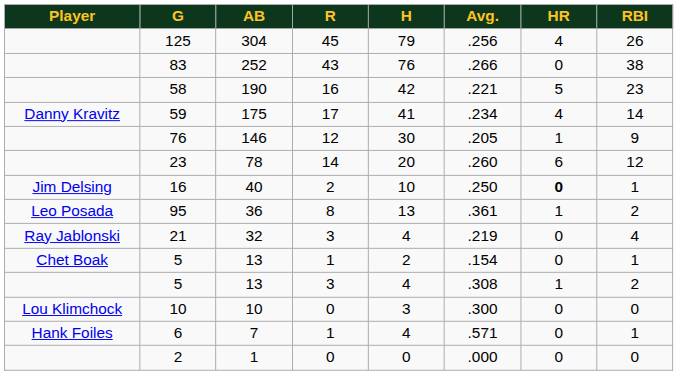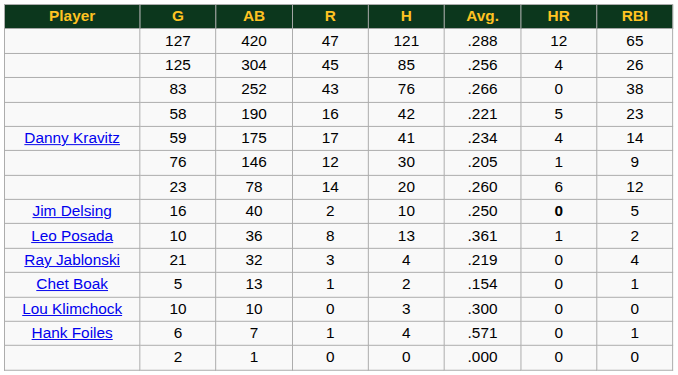+ row: (254, 41)
(406, 41) 79 -> (406, 65) 85
(635, 187) 1 -> (635, 211) 5
(178, 211) 95 -> (178, 235) 10
- row: (254, 284)
